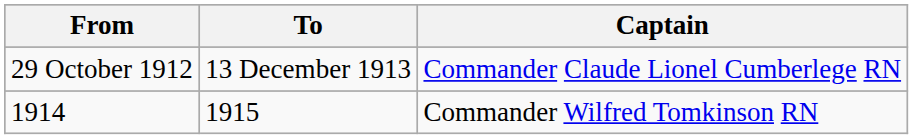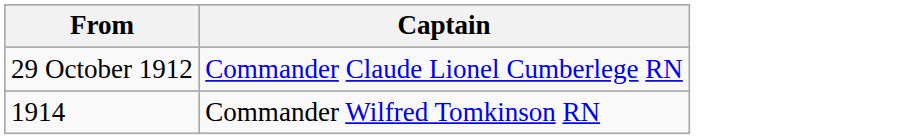- column: (308, 25)
